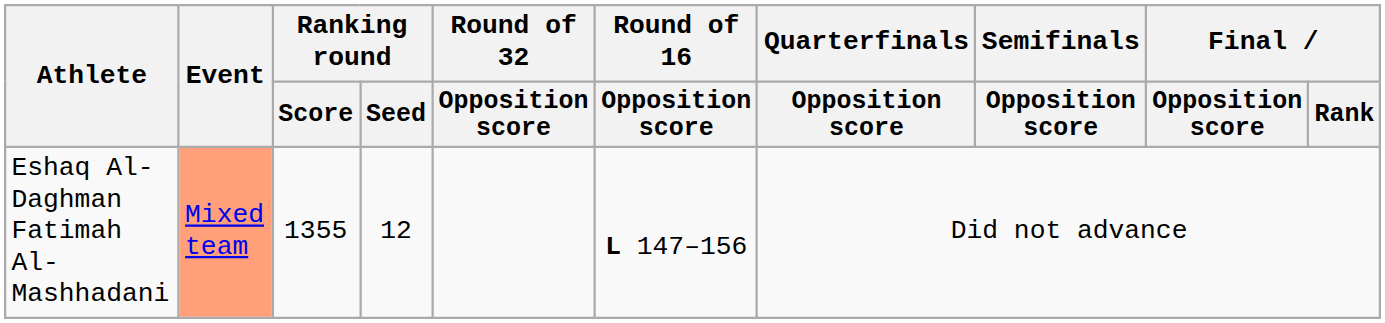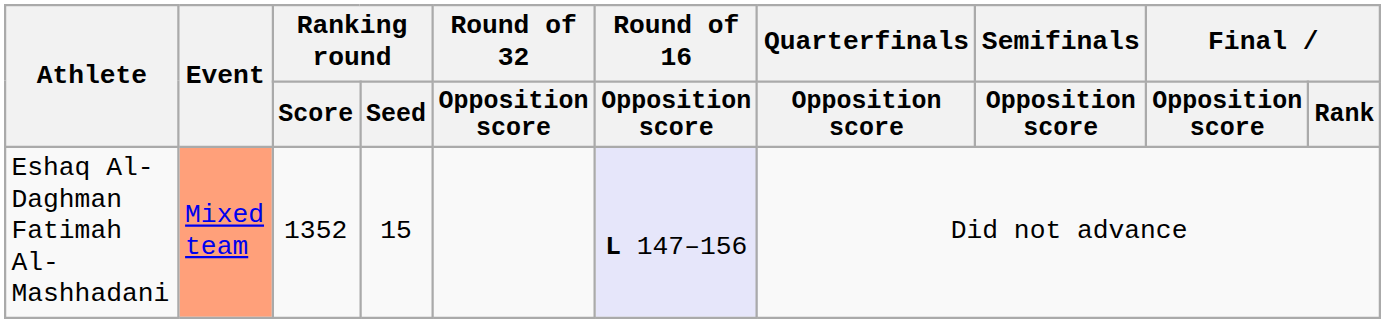(316, 232) 1355 -> (316, 232) 1352
(396, 232) 12 -> (396, 232) 15
(676, 248) no background -> (676, 248) lavender background
